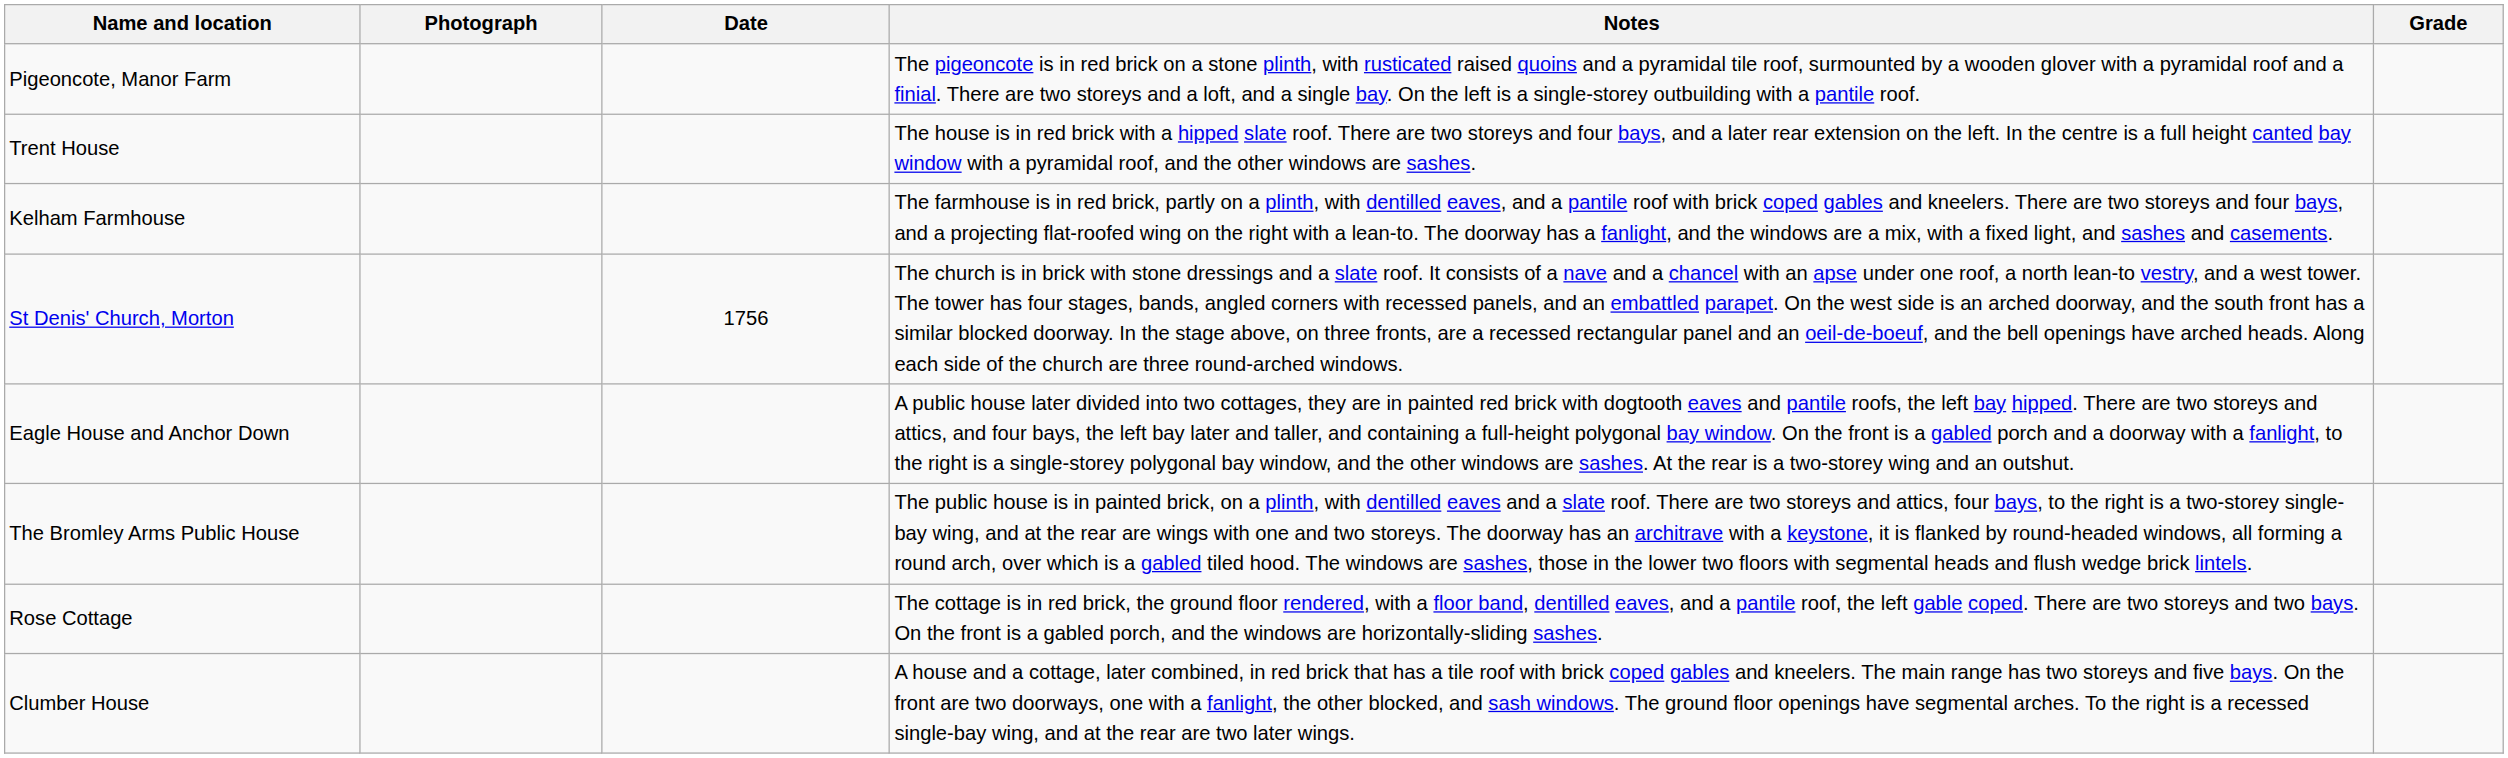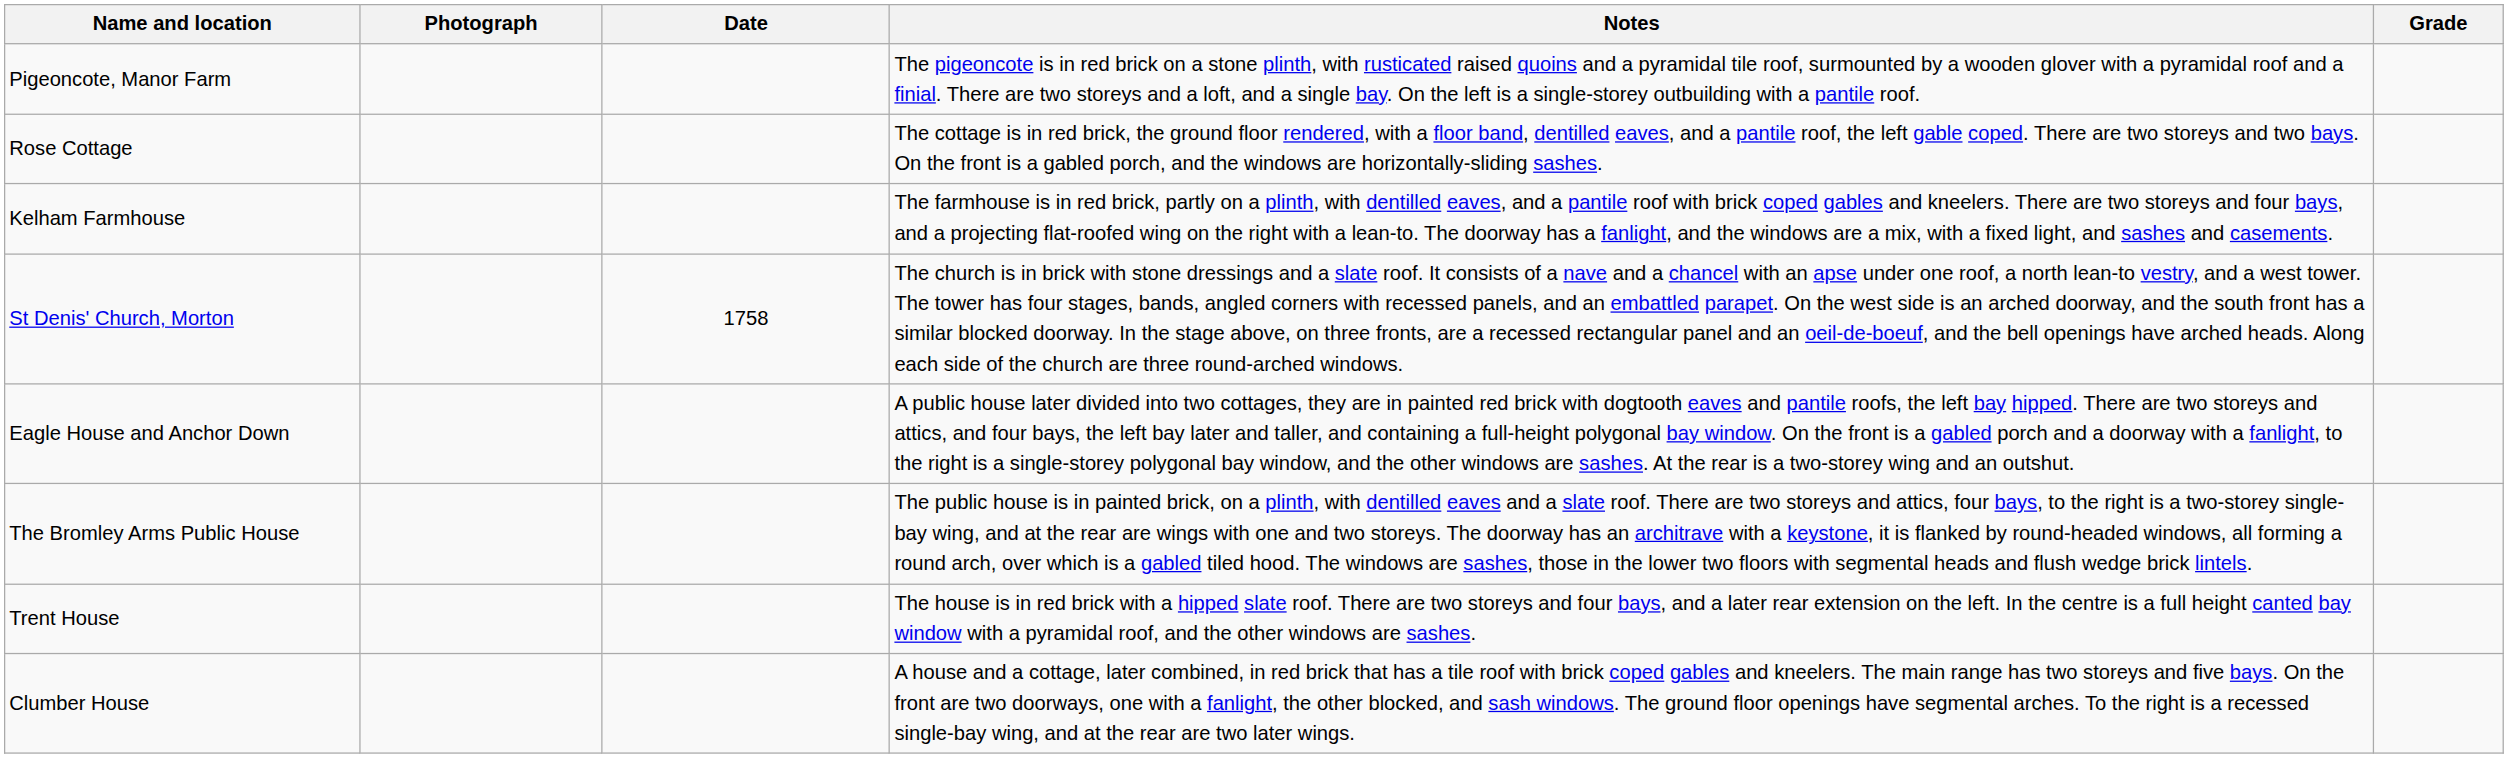rows swapped: (71, 618) <-> (64, 148)
(746, 318) 1756 -> (746, 318) 1758
